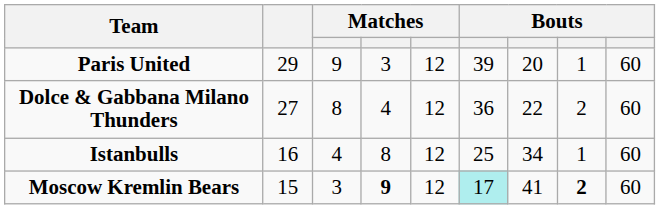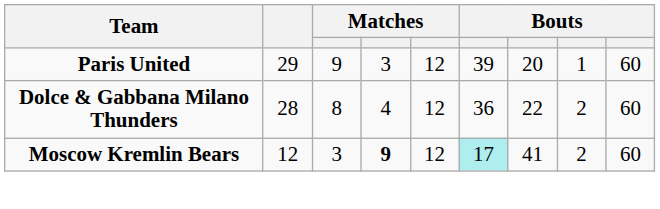(288, 109) 27 -> (288, 109) 28
- row: (134, 154)
(288, 187) 15 -> (288, 154) 12
(581, 187) bold -> (581, 154) normal
